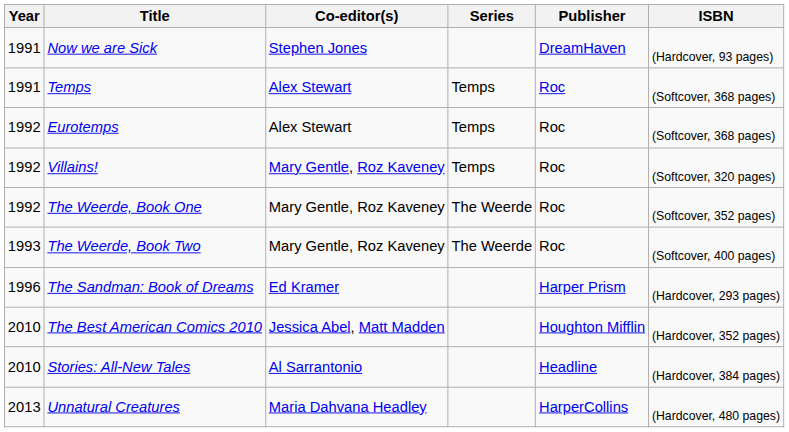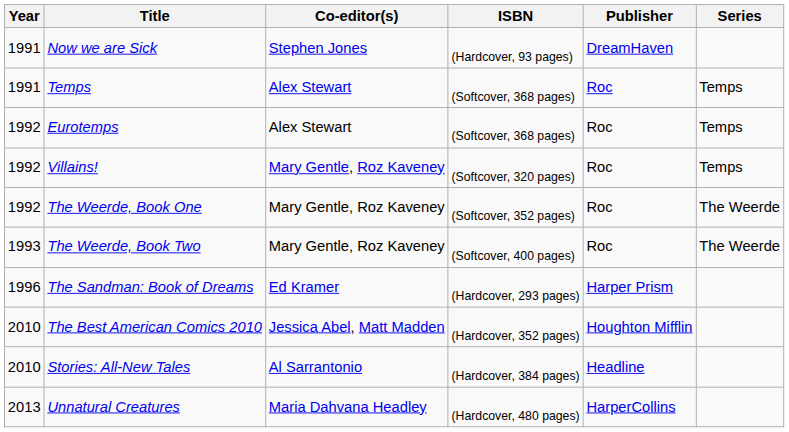columns swapped: (492, 16) <-> (716, 16)
